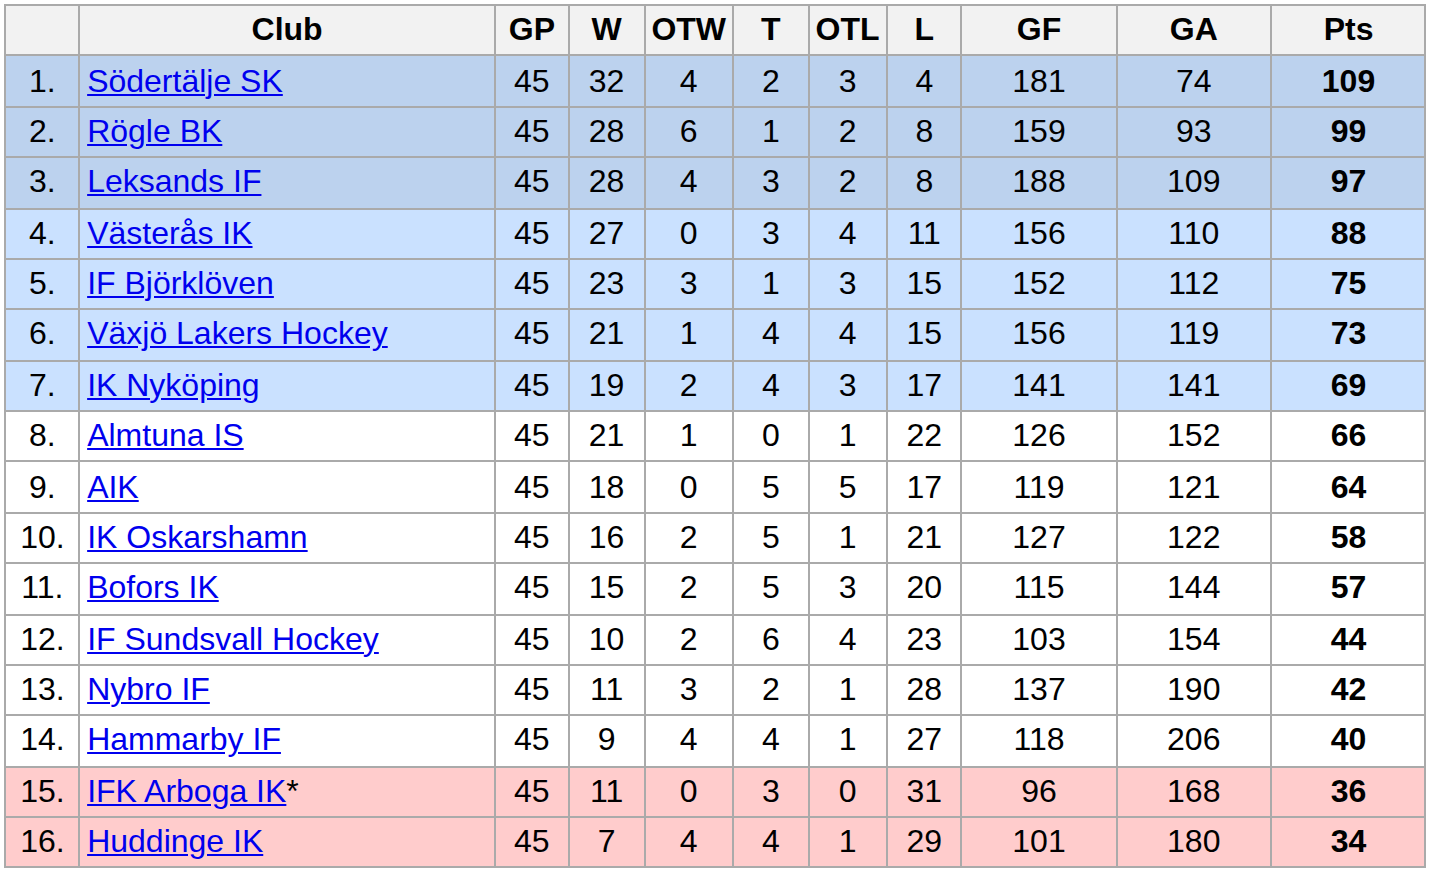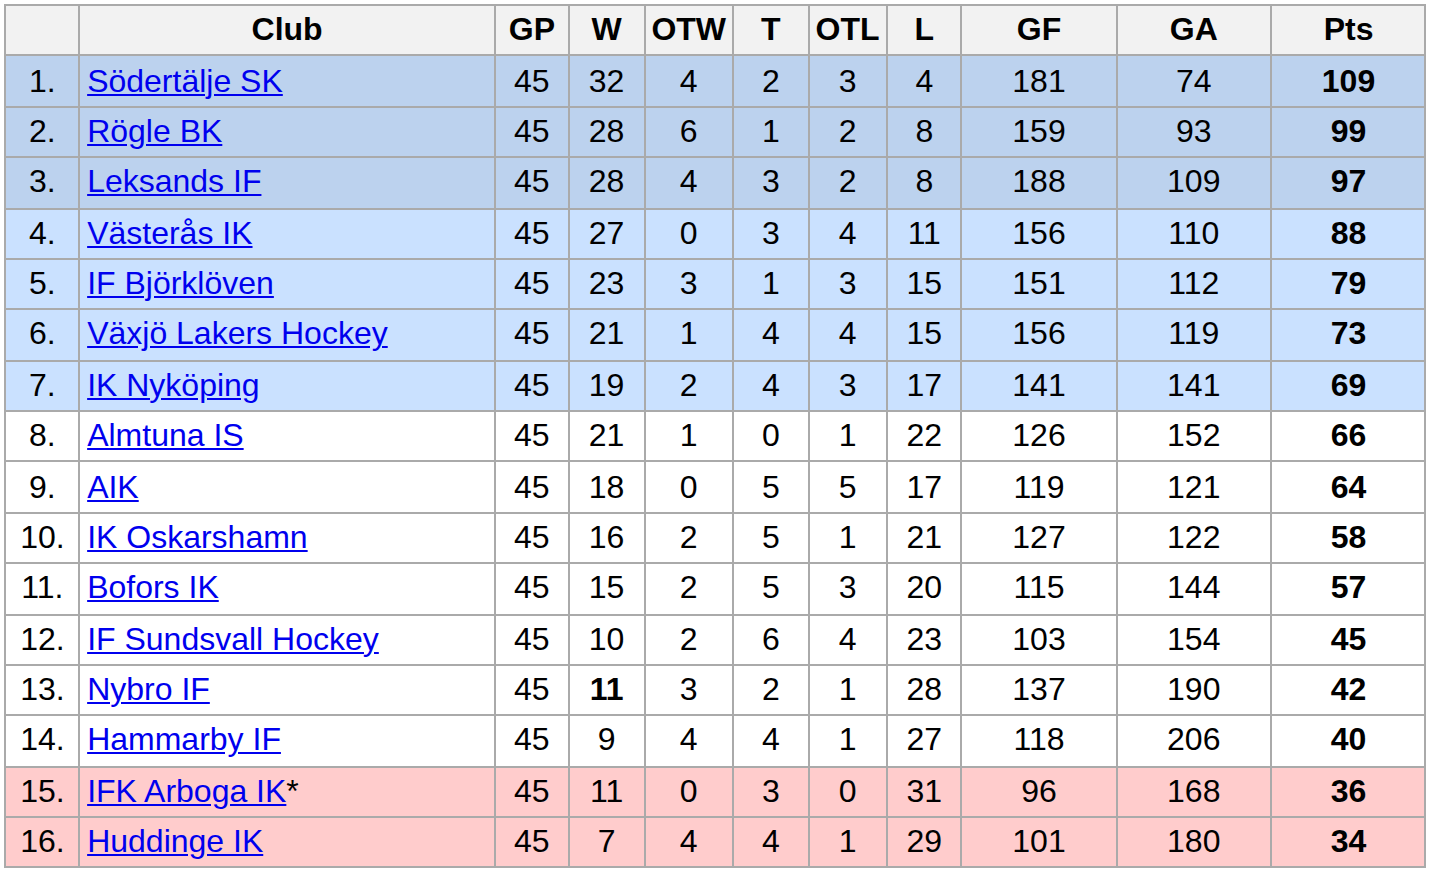(1039, 283) 152 -> (1039, 283) 151
(1349, 283) 75 -> (1349, 283) 79
(1349, 638) 44 -> (1349, 638) 45
(607, 689) normal -> (607, 689) bold
